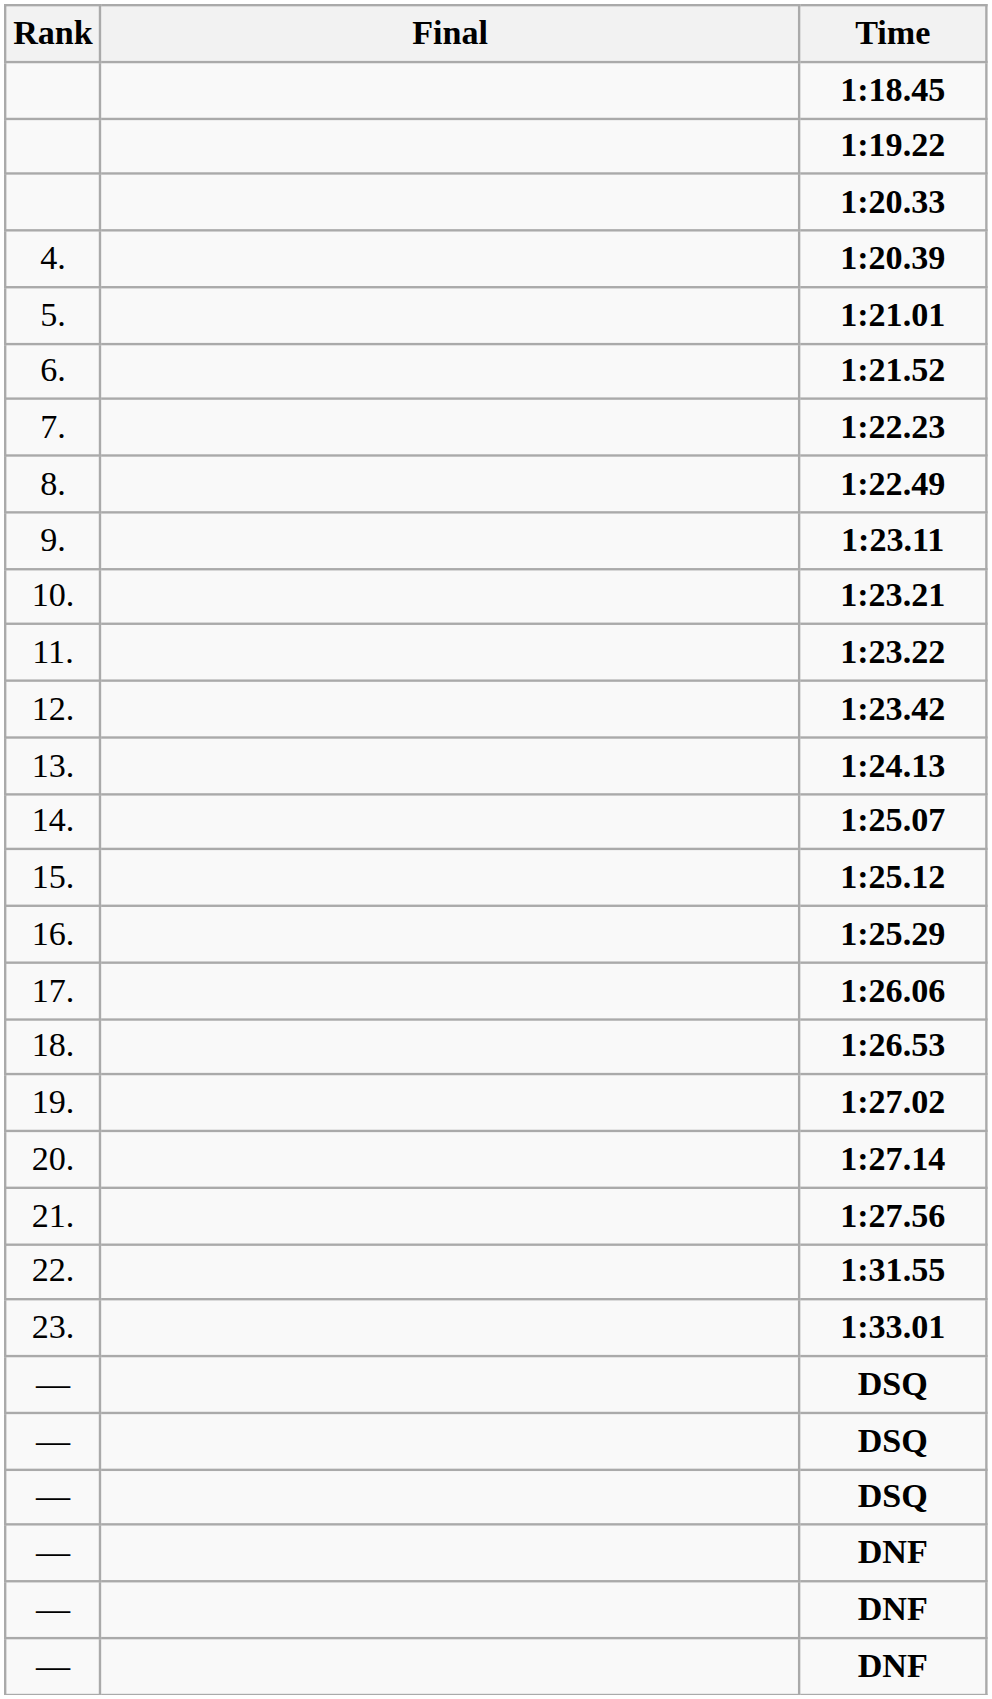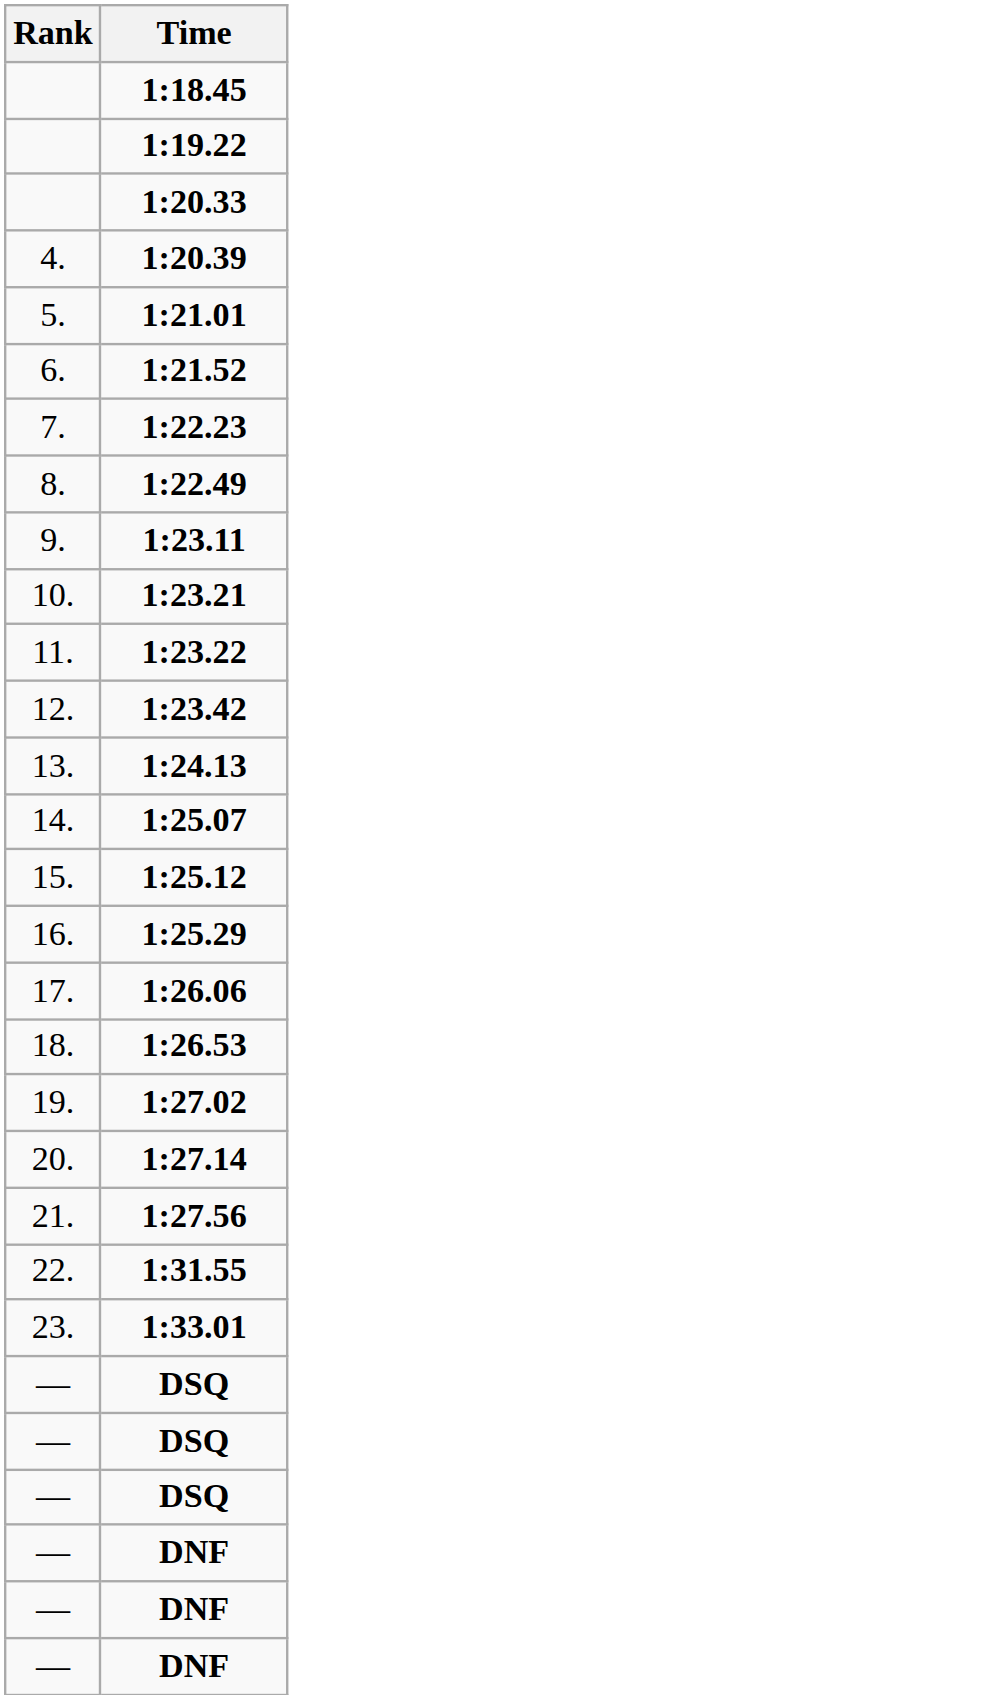- column: (450, 33)
